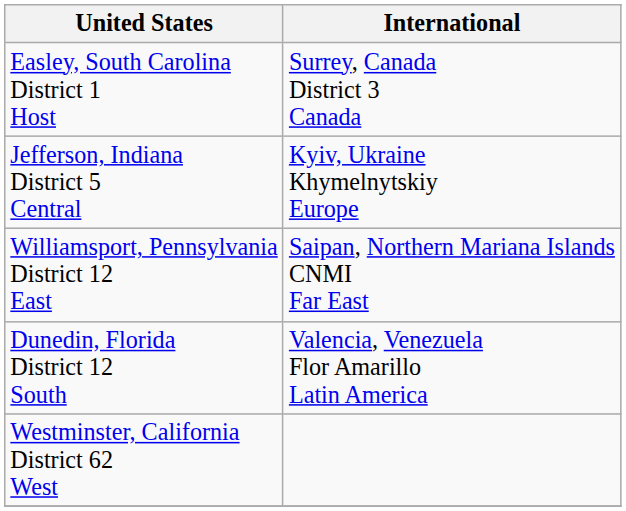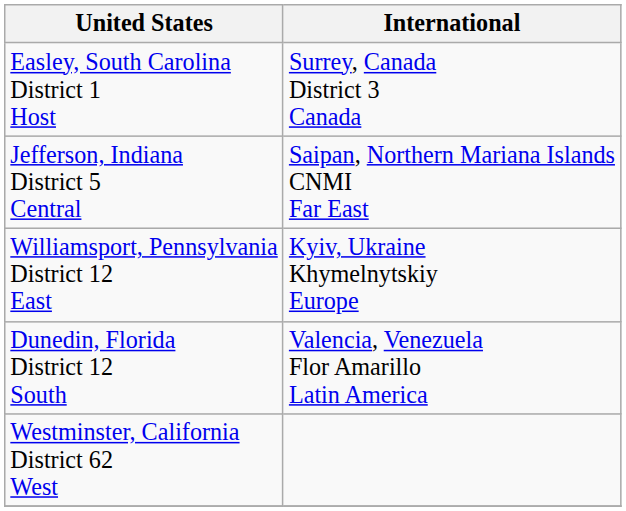(363, 181) Kyiv, Ukraine Khymelnytskiy Europe -> (452, 181) Saipan, Northern Mariana Islands CNMI Far East
(452, 274) Saipan, Northern Mariana Islands CNMI Far East -> (363, 274) Kyiv, Ukraine Khymelnytskiy Europe
